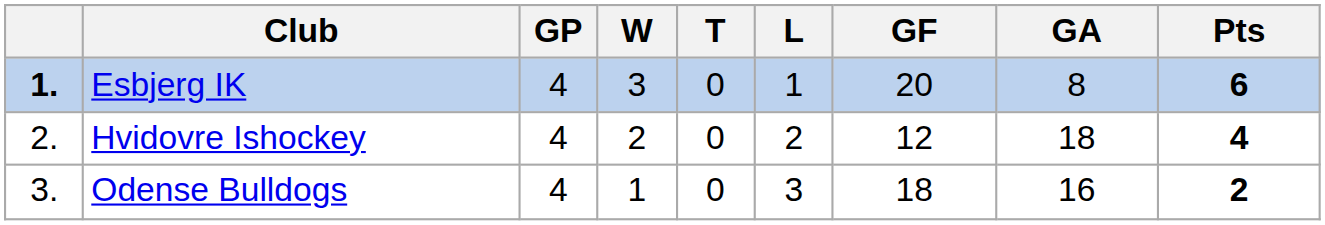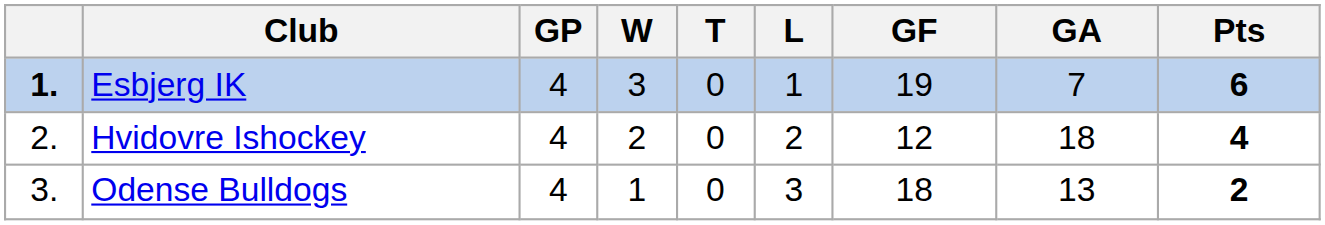(914, 84) 20 -> (914, 84) 19
(1077, 84) 8 -> (1077, 84) 7
(1077, 191) 16 -> (1077, 191) 13
